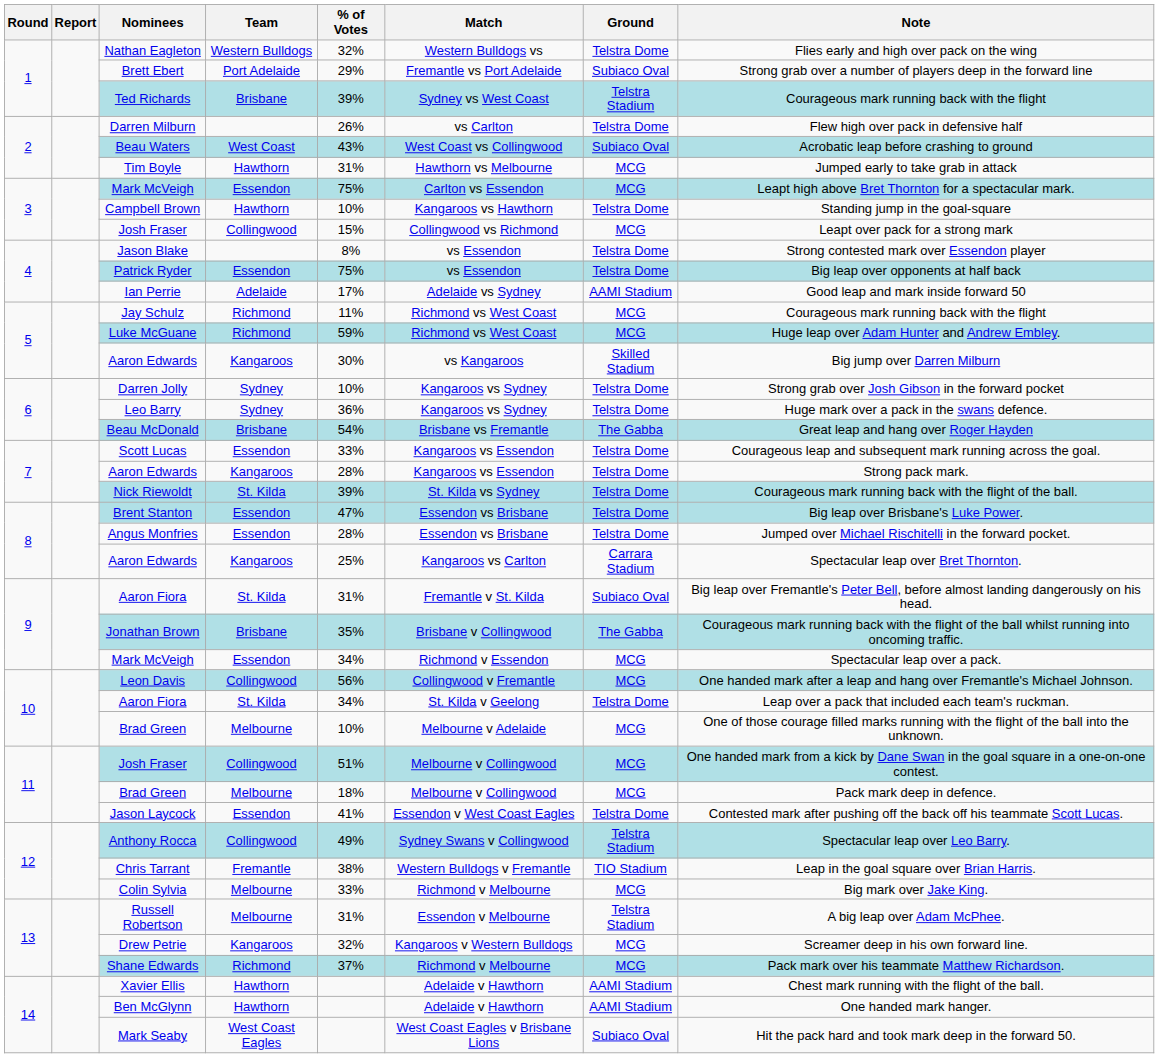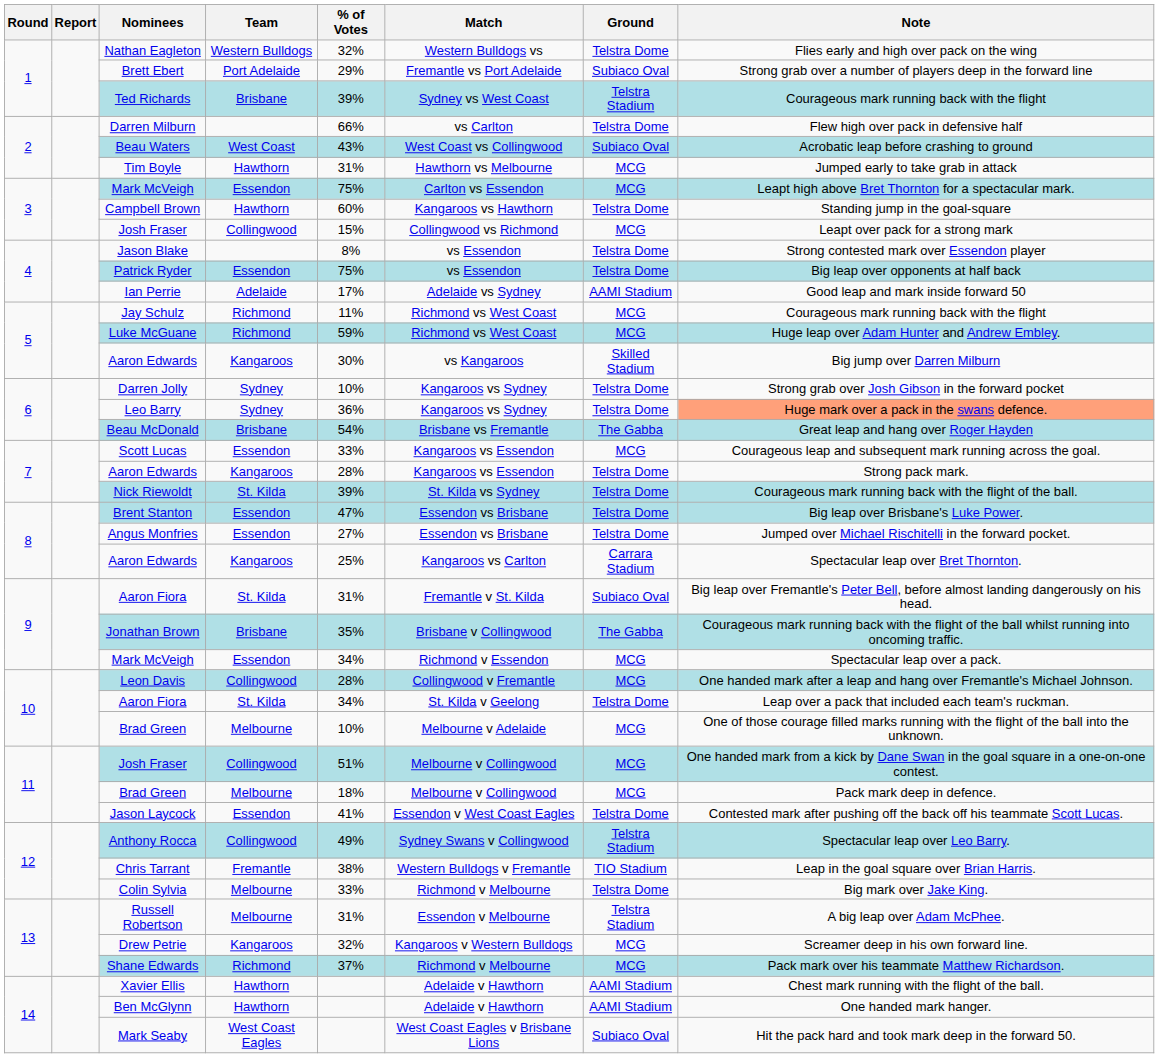(351, 127) 26% -> (351, 127) 66%
(351, 209) 10% -> (351, 209) 60%
(916, 410) no background -> (916, 410) lightsalmon background
(631, 451) Telstra Dome -> (631, 451) MCG
(351, 534) 28% -> (351, 534) 27%
(351, 680) 56% -> (351, 680) 28%
(631, 889) MCG -> (631, 889) Telstra Dome
